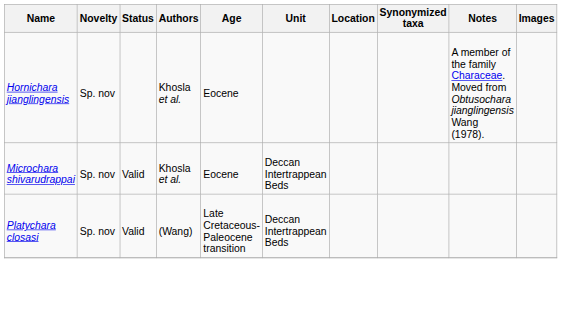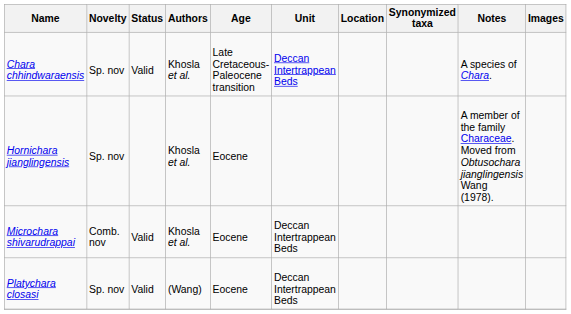+ row: (45, 70)
(97, 174) Sp. nov -> (104, 237) Comb. nov
(232, 231) Late Cretaceous-Paleocene transition -> (230, 289) Eocene
